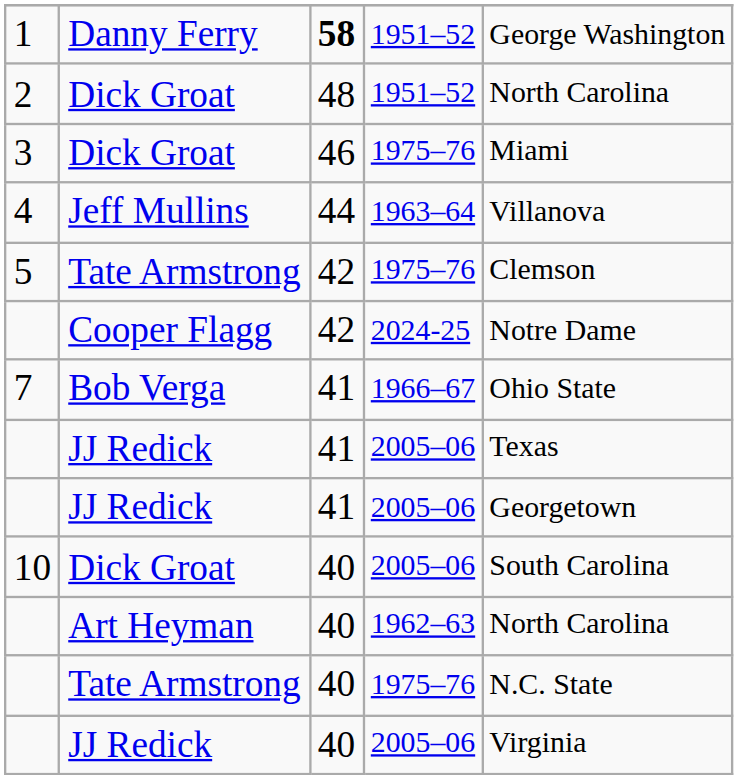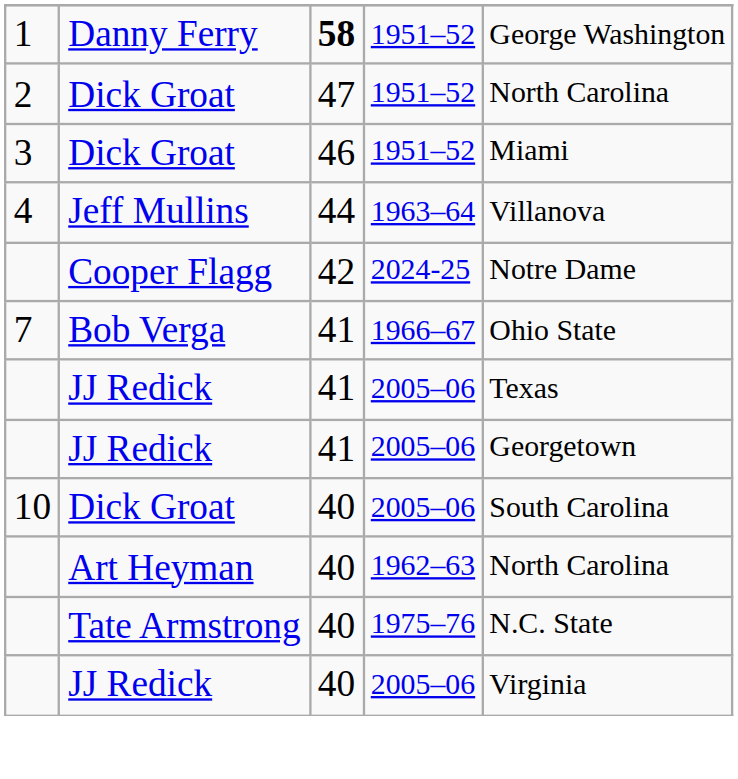(336, 93) 48 -> (336, 93) 47
(423, 152) 1975–76 -> (423, 152) 1951–52
- row: (23, 270)
